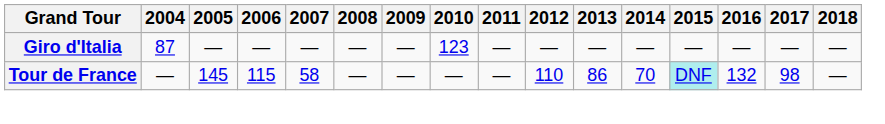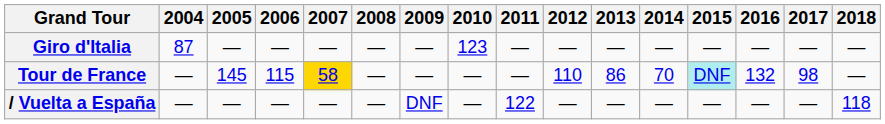(309, 75) no background -> (328, 75) gold background
+ row: (82, 103)
